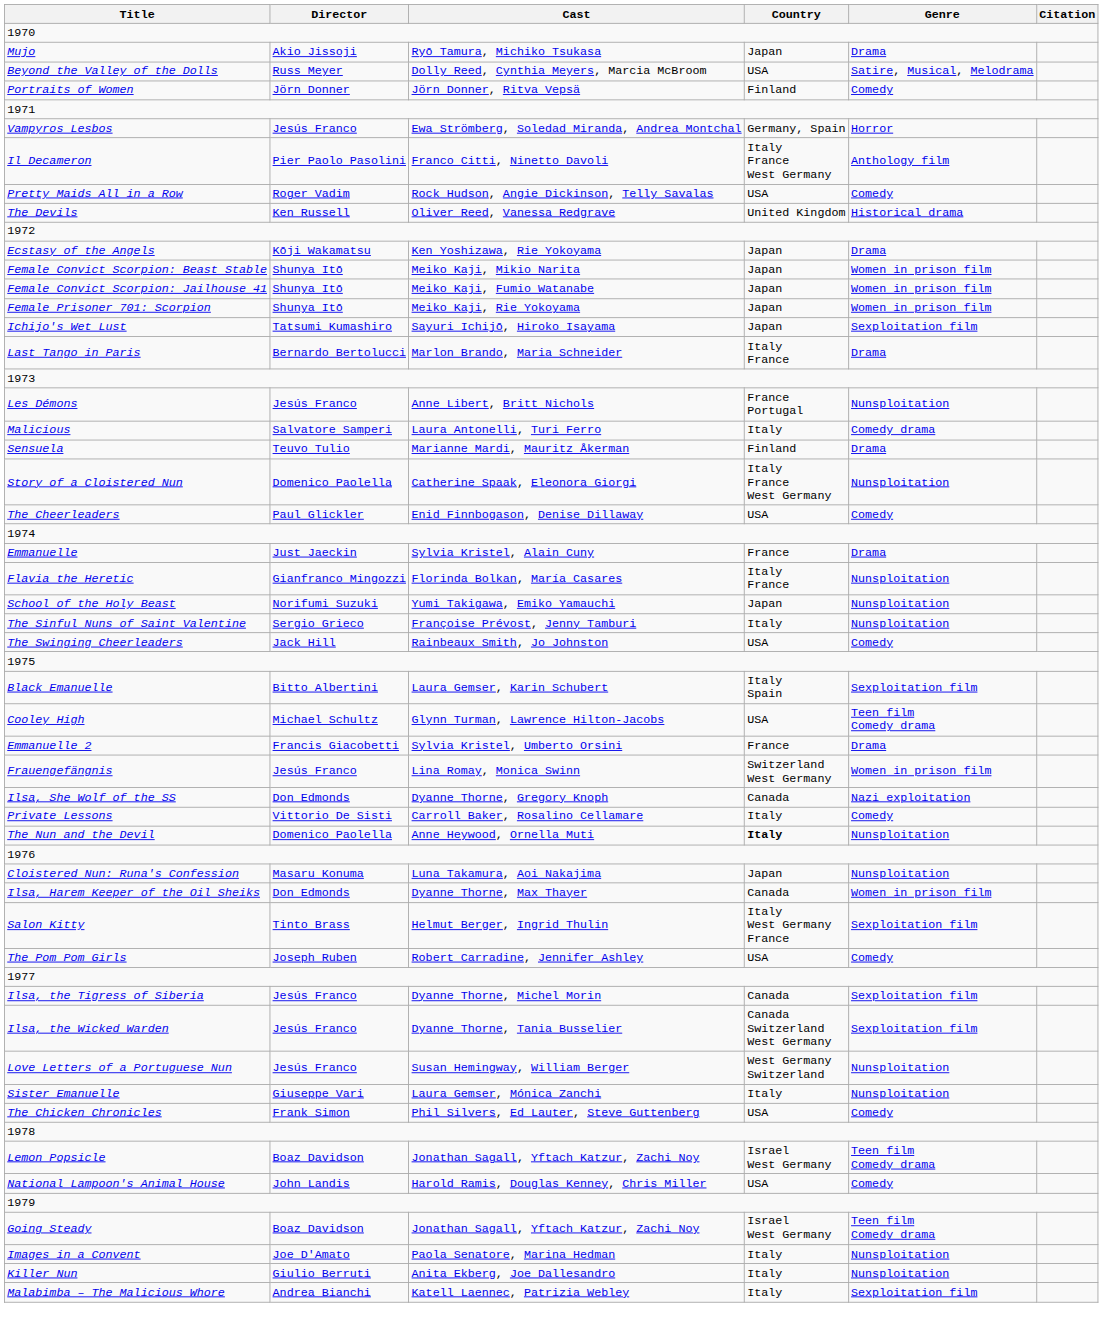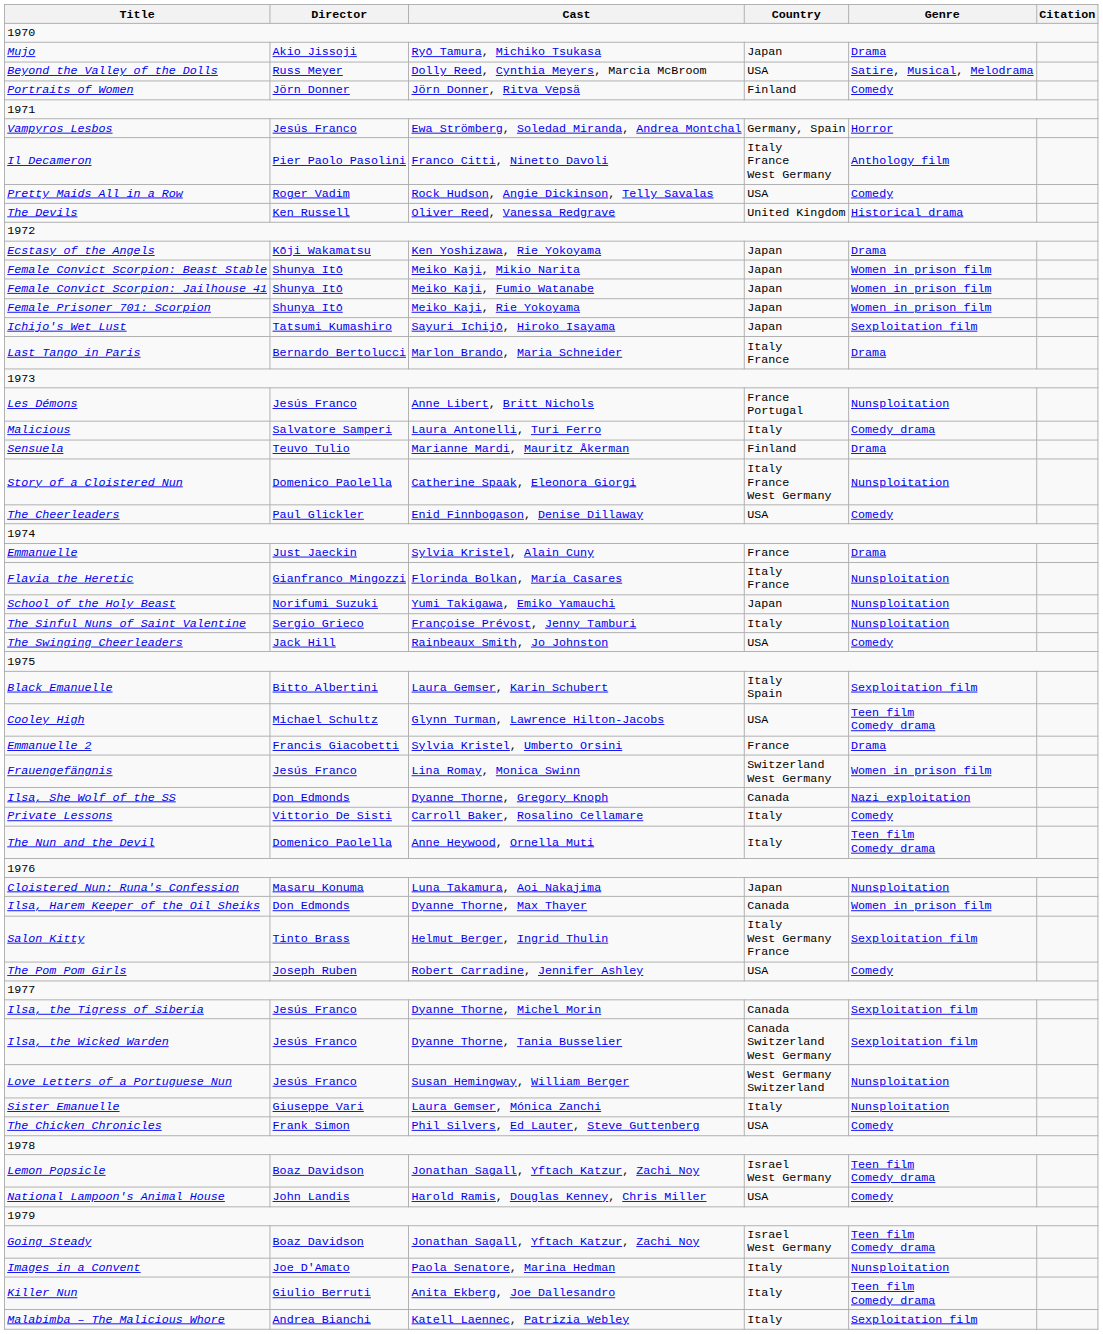(765, 835) bold -> (765, 842) normal
(900, 835) Nunsploitation -> (893, 842) Teen film Comedy drama
(900, 1273) Nunsploitation -> (893, 1293) Teen film Comedy drama
